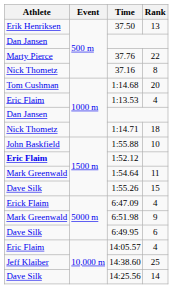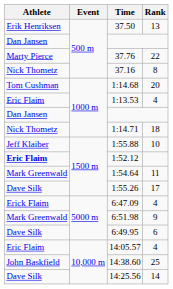(33, 144) John Baskfield -> (28, 144) Jeff Klaiber
(155, 188) 15 -> (155, 188) 17
(28, 262) Jeff Klaiber -> (33, 262) John Baskfield
